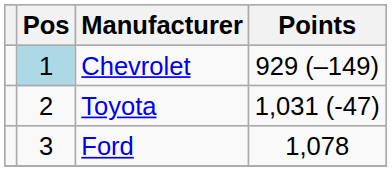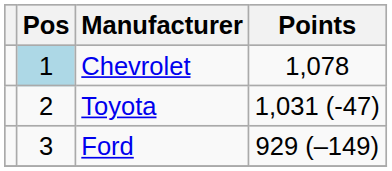(317, 66) 929 (–149) -> (317, 66) 1,078
(317, 147) 1,078 -> (317, 147) 929 (–149)
